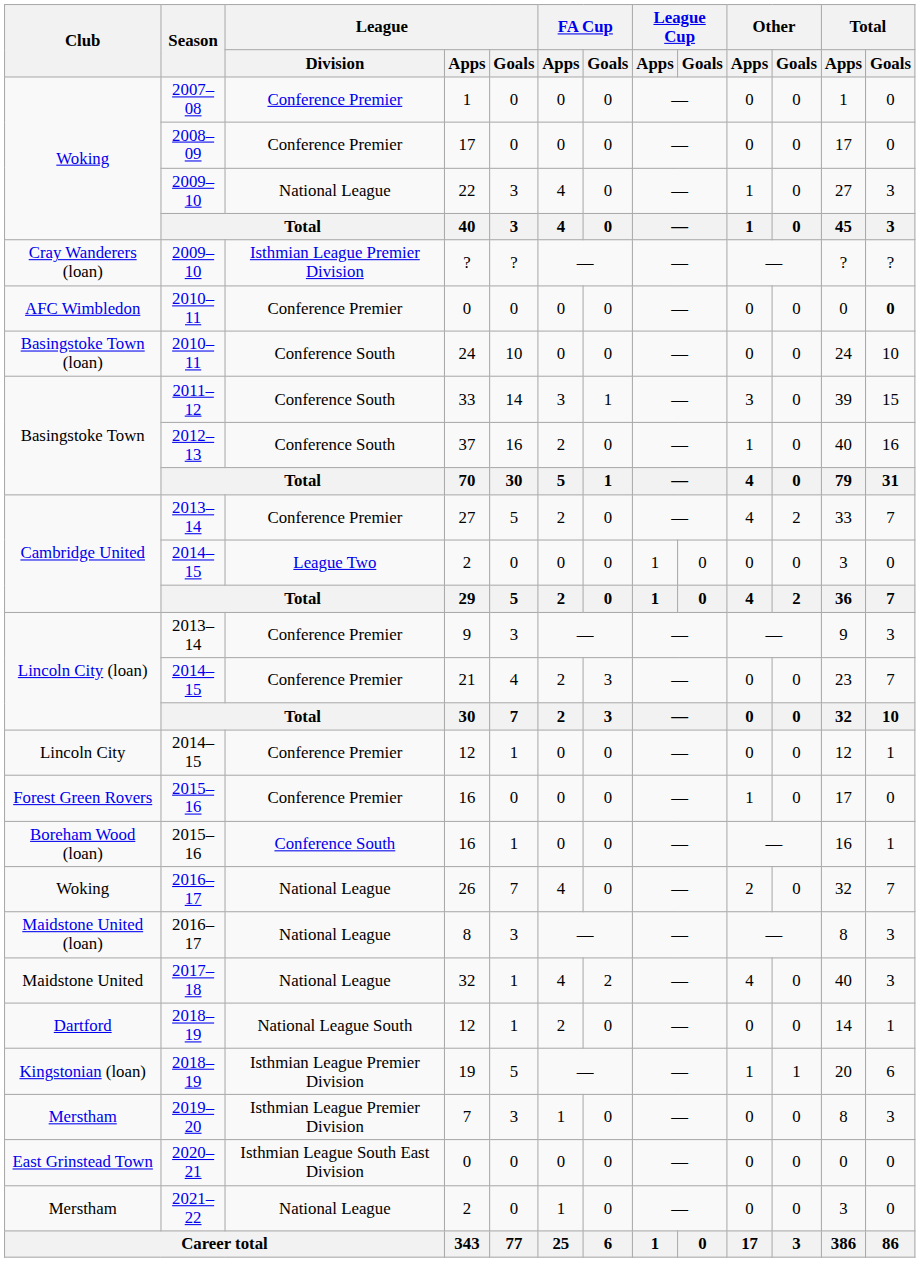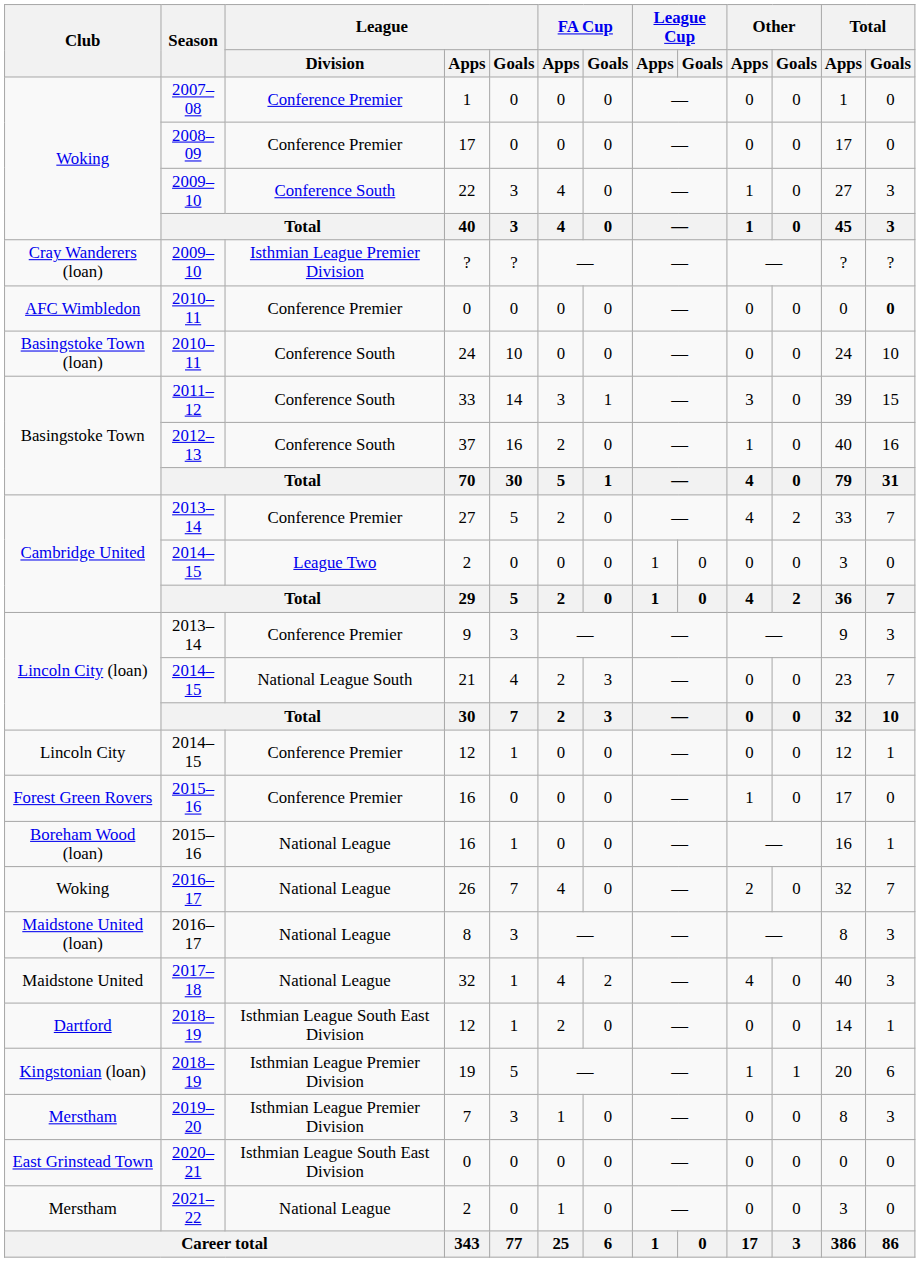(335, 190) National League -> (335, 190) Conference South
(335, 680) Conference Premier -> (335, 680) National League South
(335, 843) Conference South -> (335, 843) National League
(335, 1025) National League South -> (335, 1025) Isthmian League South East Division
